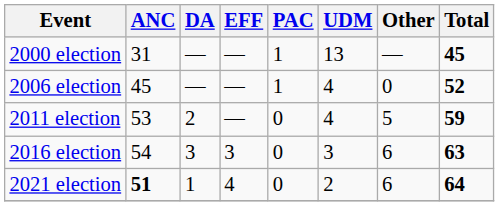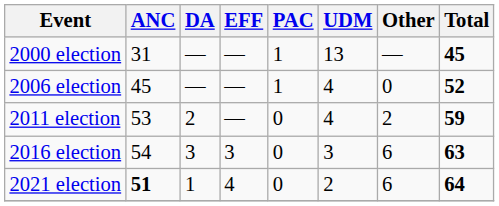(387, 119) 5 -> (387, 119) 2
